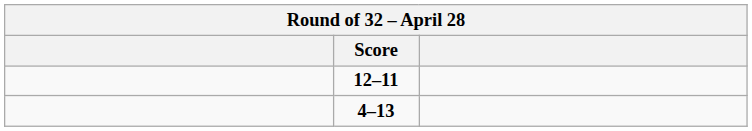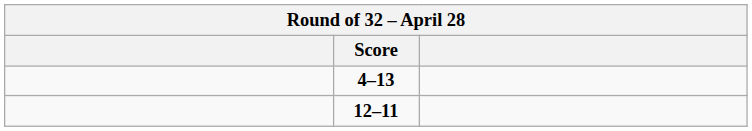rows swapped: (376, 80) <-> (376, 111)
